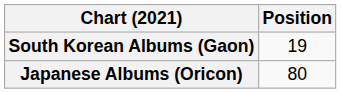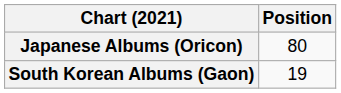rows swapped: (131, 74) <-> (131, 46)
